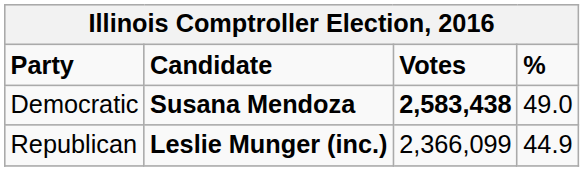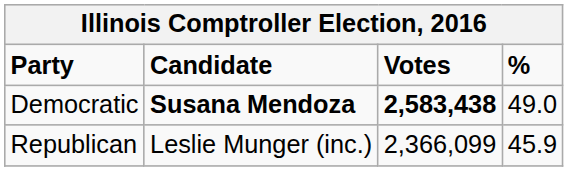(269, 144) bold -> (261, 144) normal
(548, 144) 44.9 -> (532, 144) 45.9
